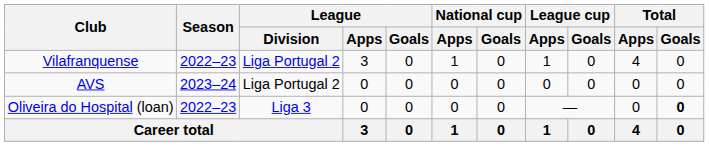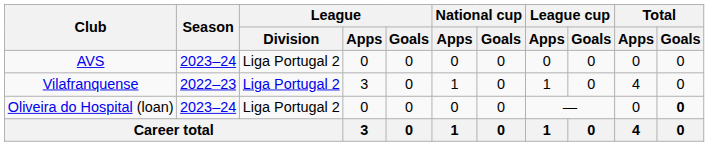rows swapped: (91, 61) <-> (91, 84)
(208, 107) 2022–23 -> (208, 107) 2023–24
(291, 107) Liga 3 -> (291, 107) Liga Portugal 2
